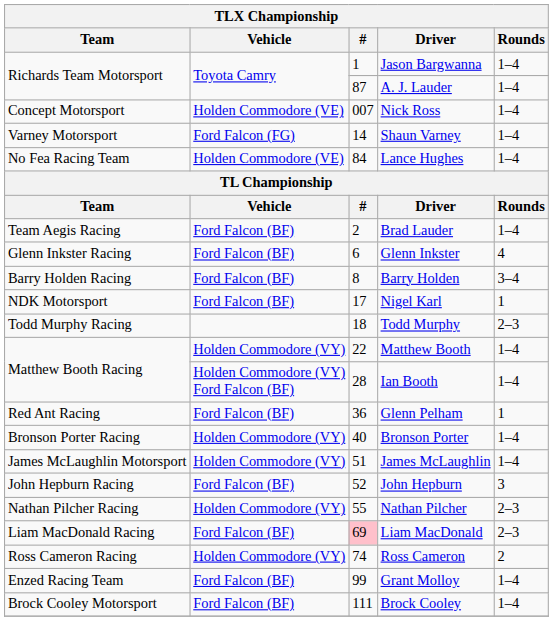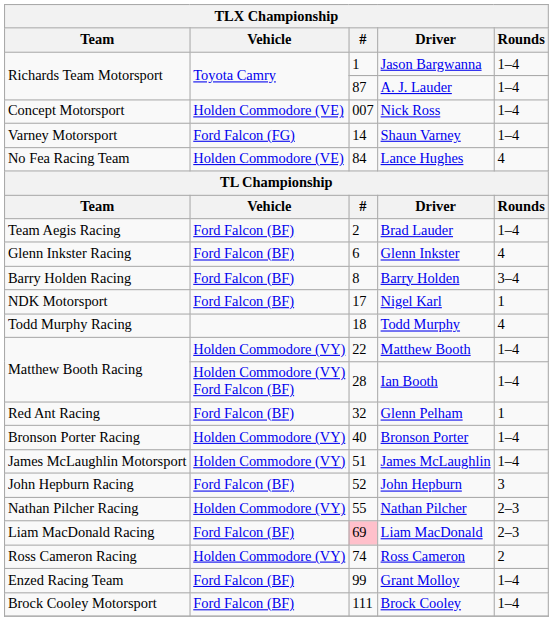(508, 158) 1–4 -> (501, 158) 4
(508, 325) 2–3 -> (501, 325) 4
(359, 413) 36 -> (359, 413) 32
